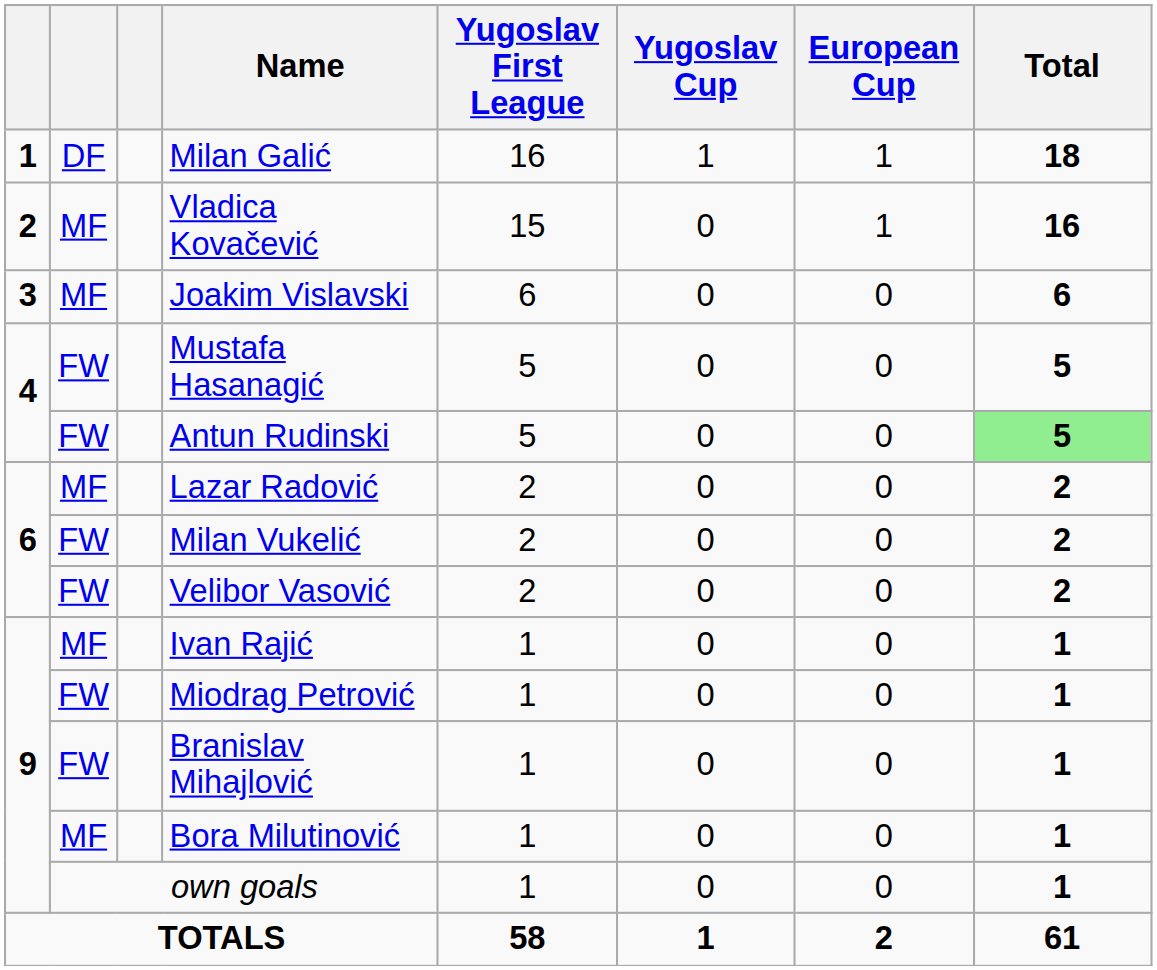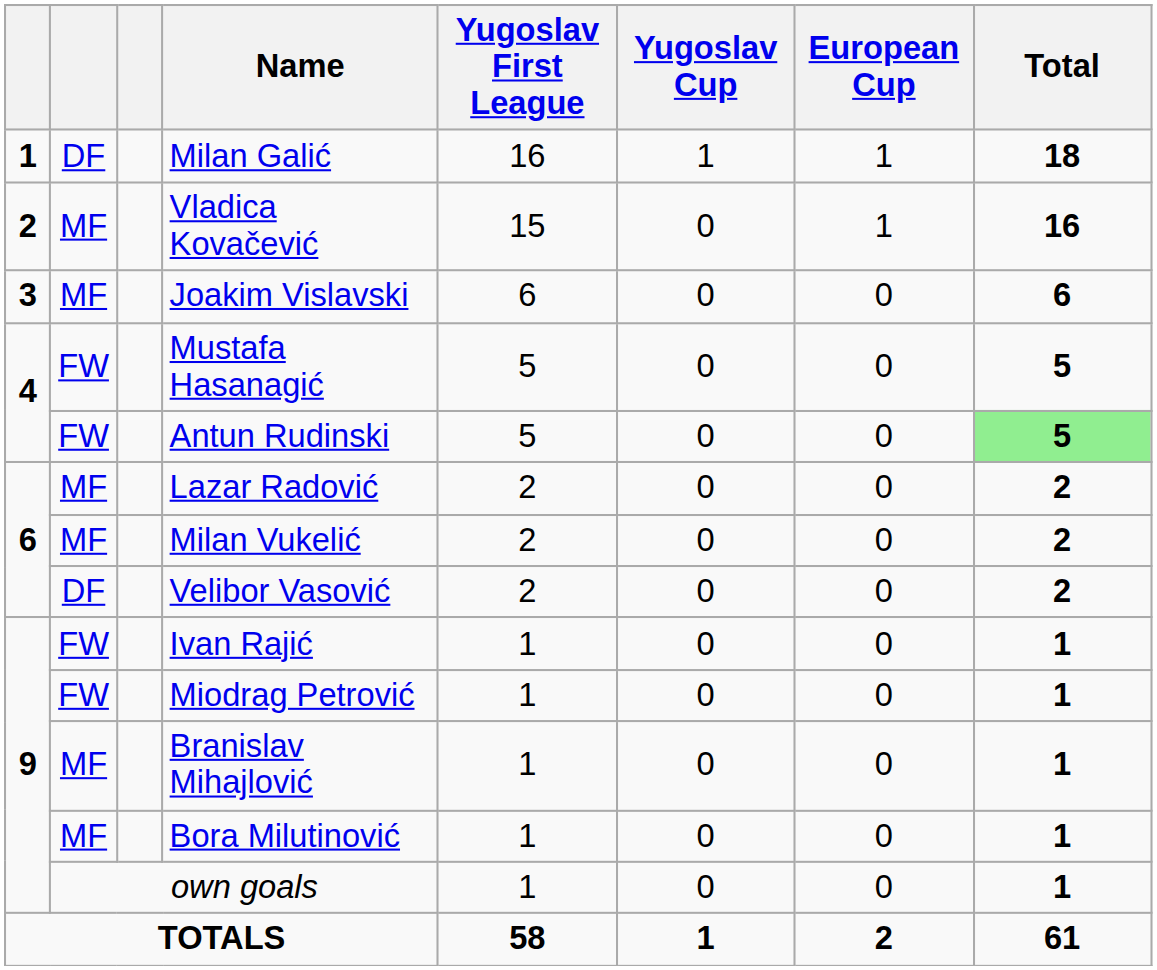(84, 539) FW -> (84, 539) MF
(84, 591) FW -> (84, 591) DF
(84, 643) MF -> (84, 643) FW
(84, 765) FW -> (84, 765) MF
